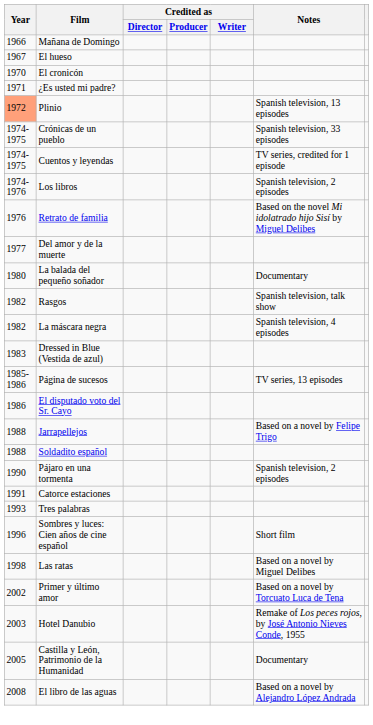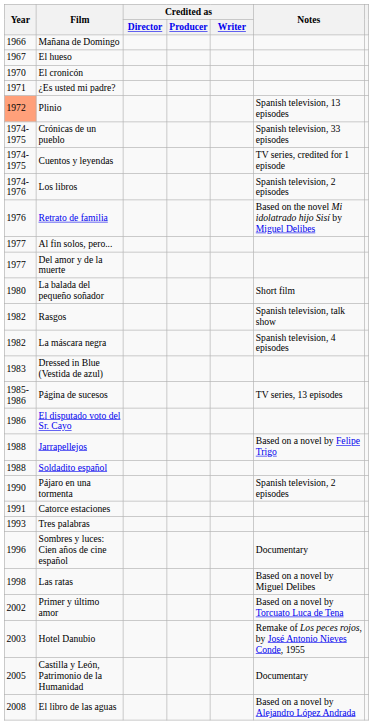+ row: (75, 244)
(282, 275) Documentary -> (275, 291) Short film
(275, 535) Short film -> (282, 550) Documentary
